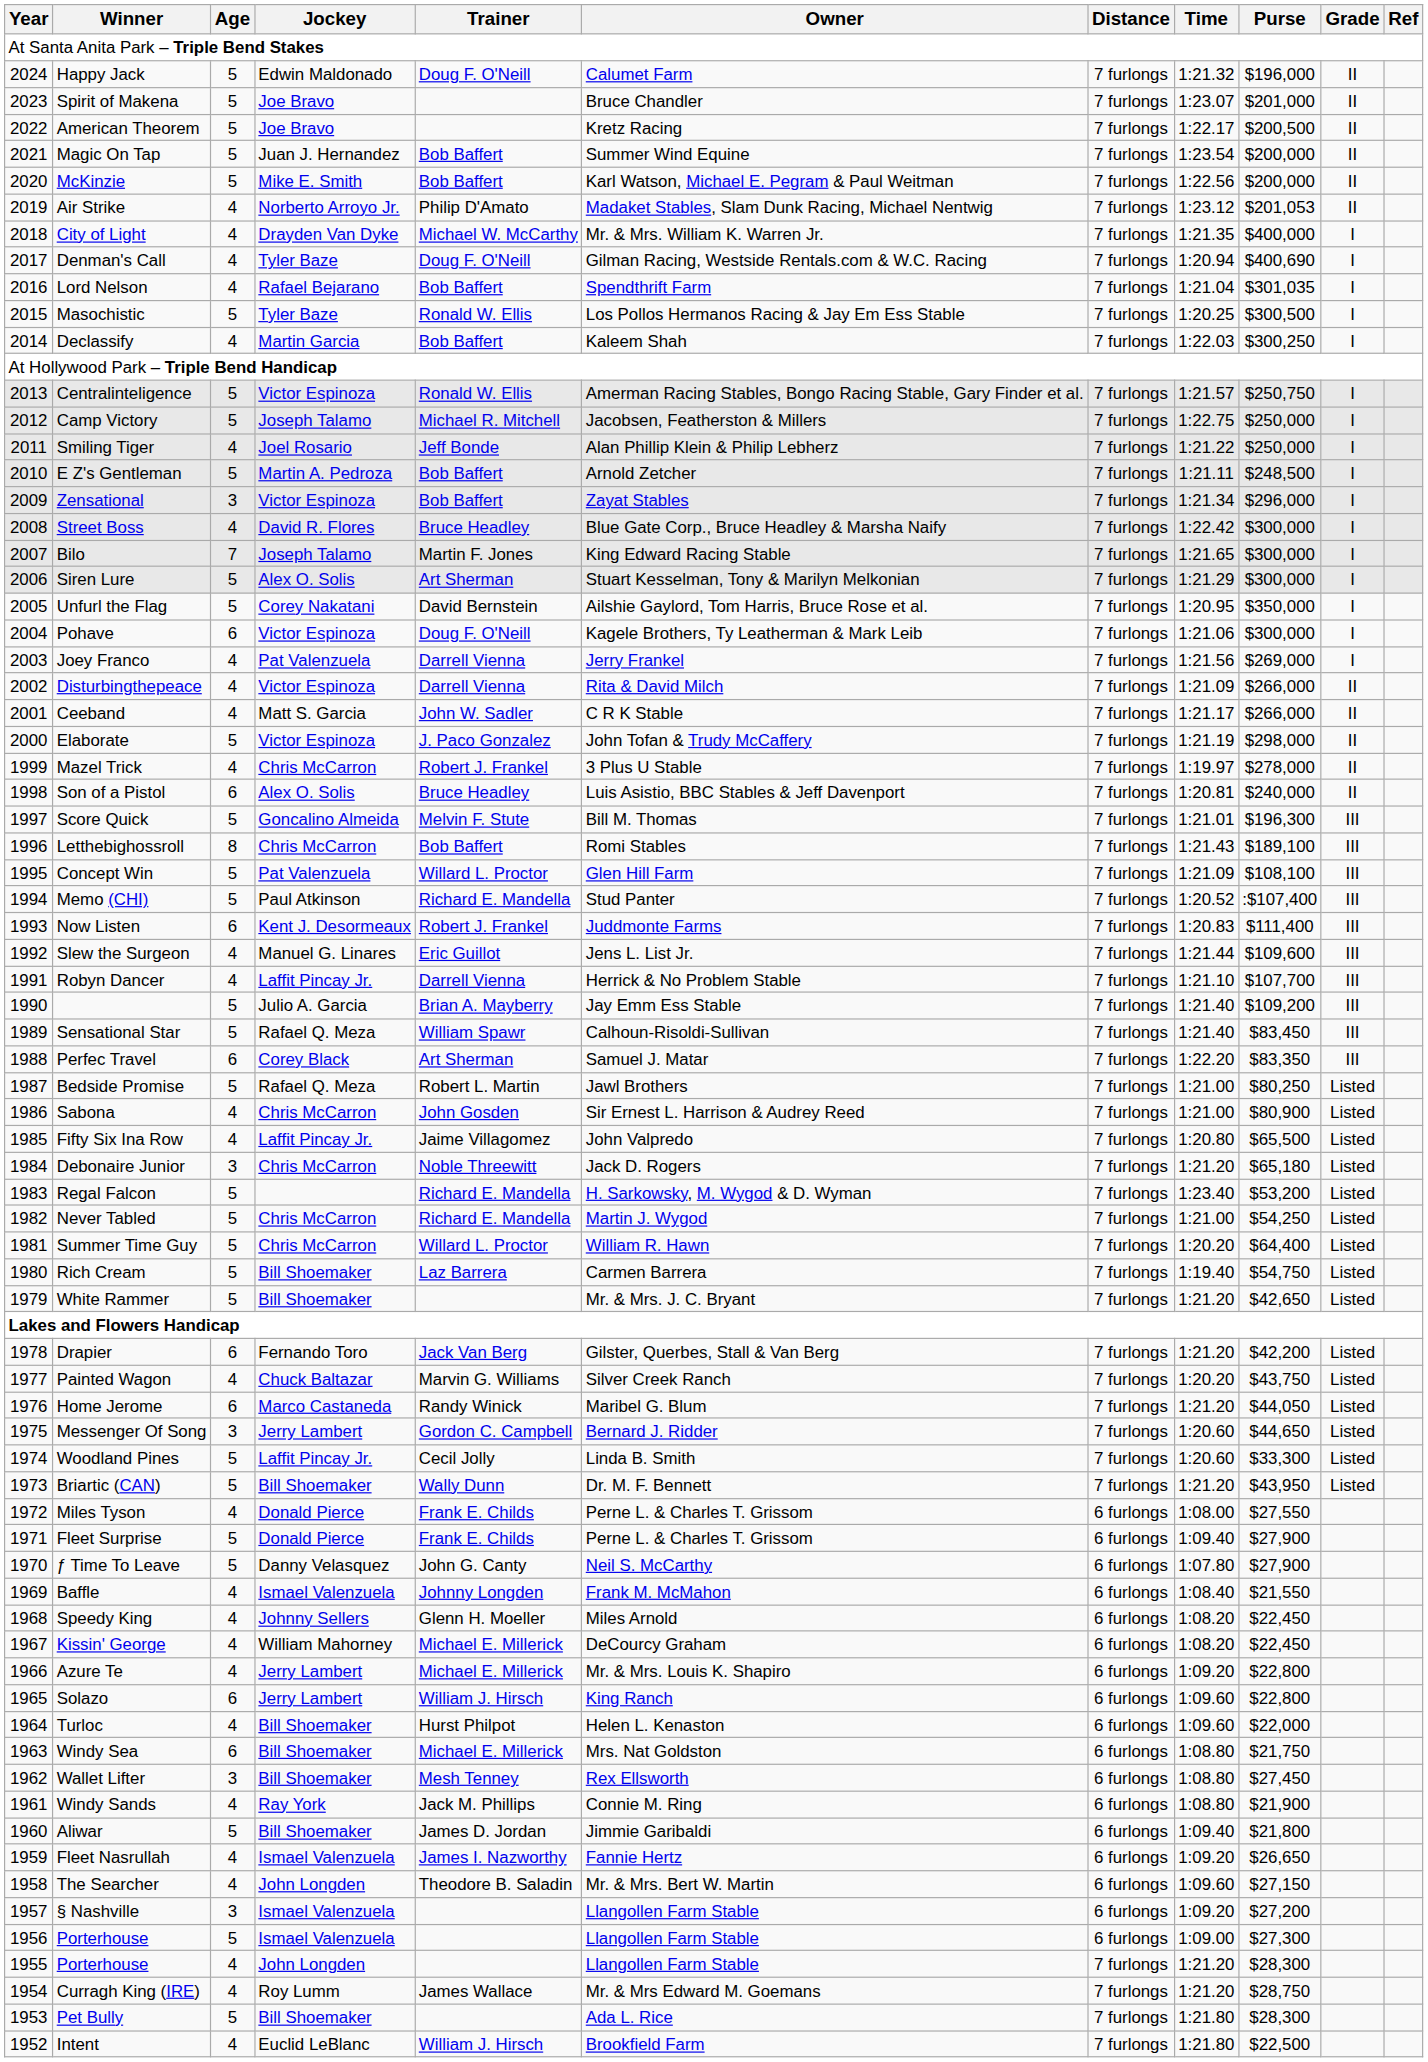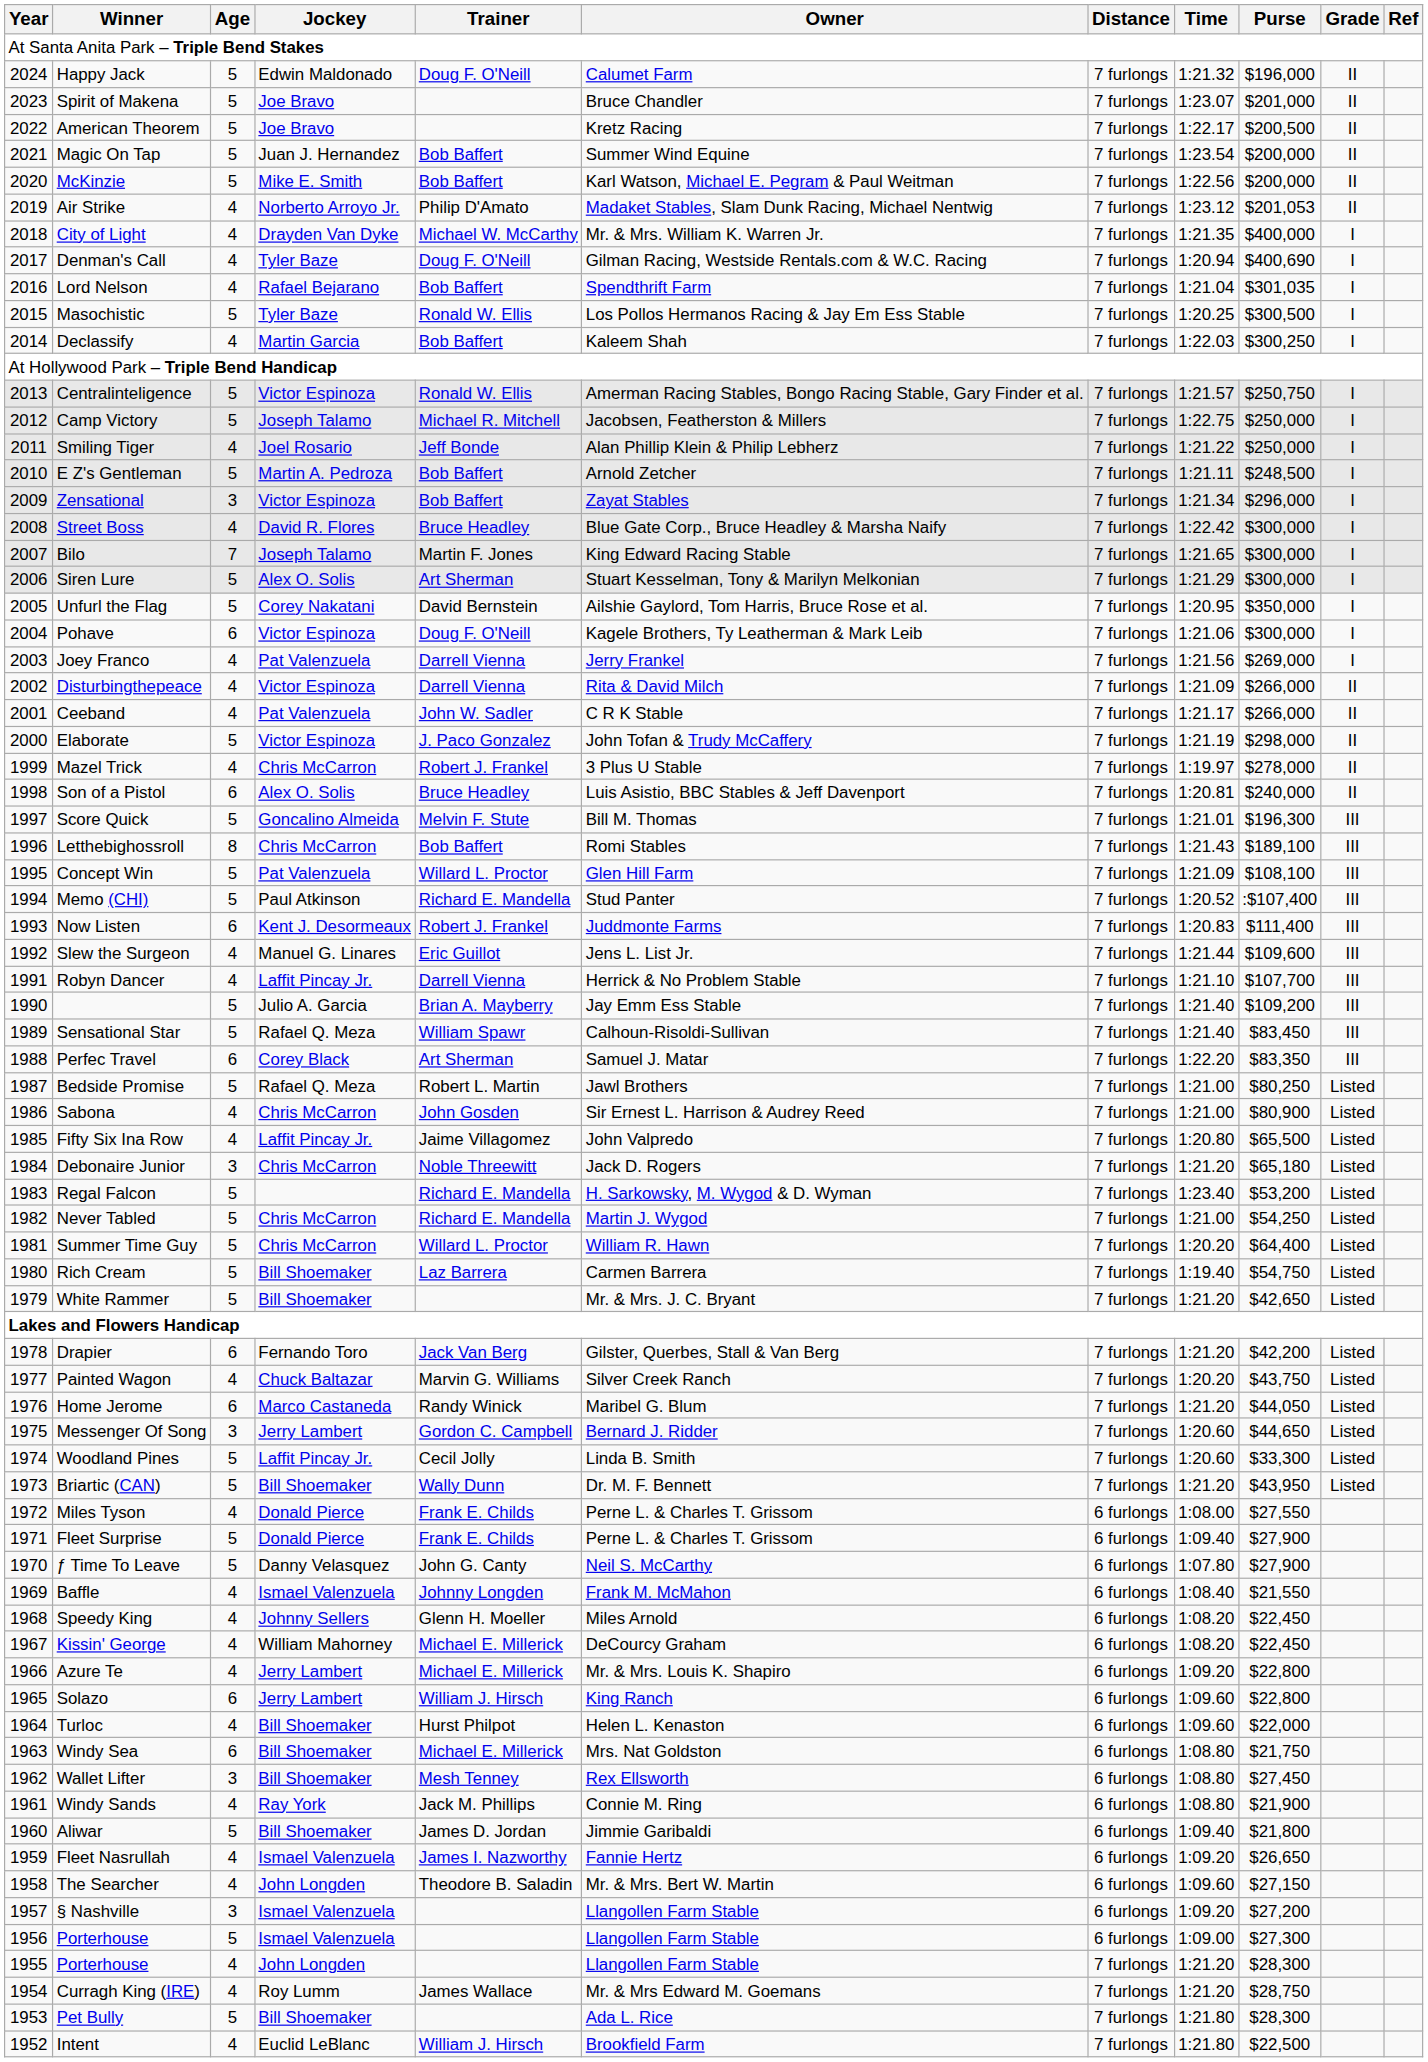(312, 713) Matt S. Garcia -> (314, 713) Pat Valenzuela
